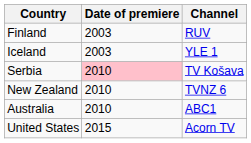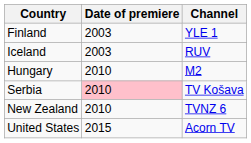(198, 33) RUV -> (201, 33) YLE 1
(201, 52) YLE 1 -> (198, 52) RUV
+ row: (30, 71)
- row: (30, 109)
